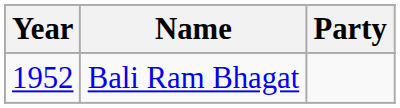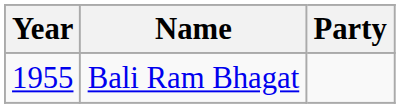(43, 77) 1952 -> (43, 77) 1955
